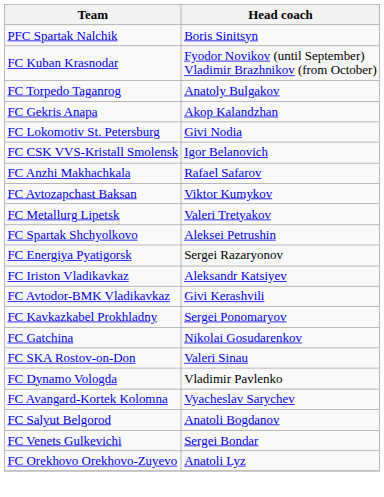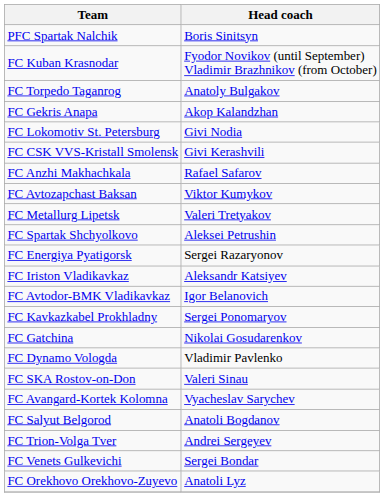(226, 152) Igor Belanovich -> (224, 152) Givi Kerashvili
(224, 296) Givi Kerashvili -> (226, 296) Igor Belanovich
rows swapped: (62, 378) <-> (71, 358)
+ row: (62, 440)
